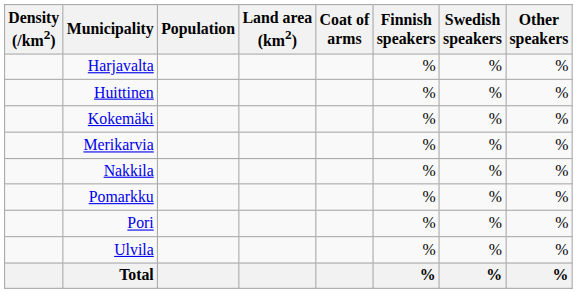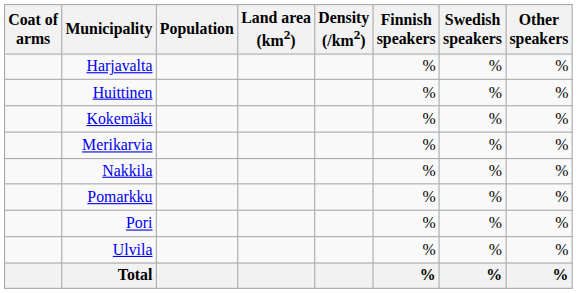columns swapped: (344, 29) <-> (34, 29)
